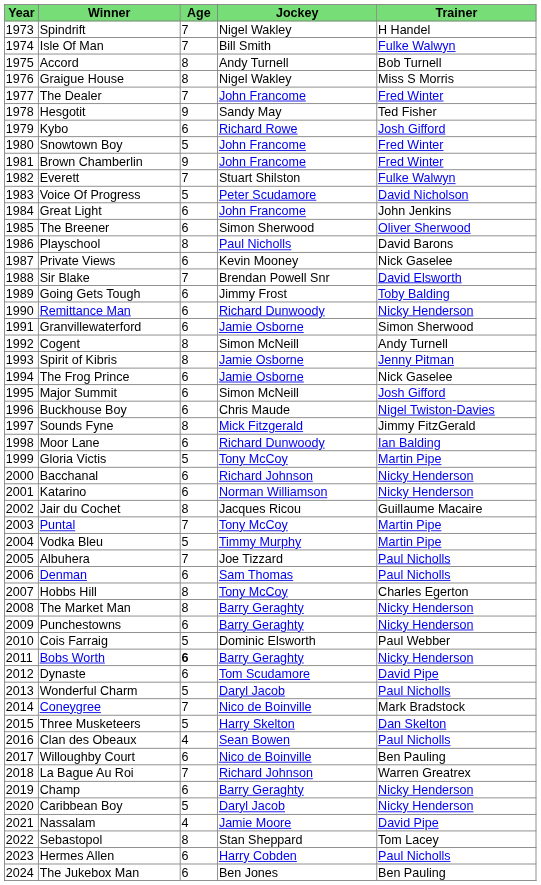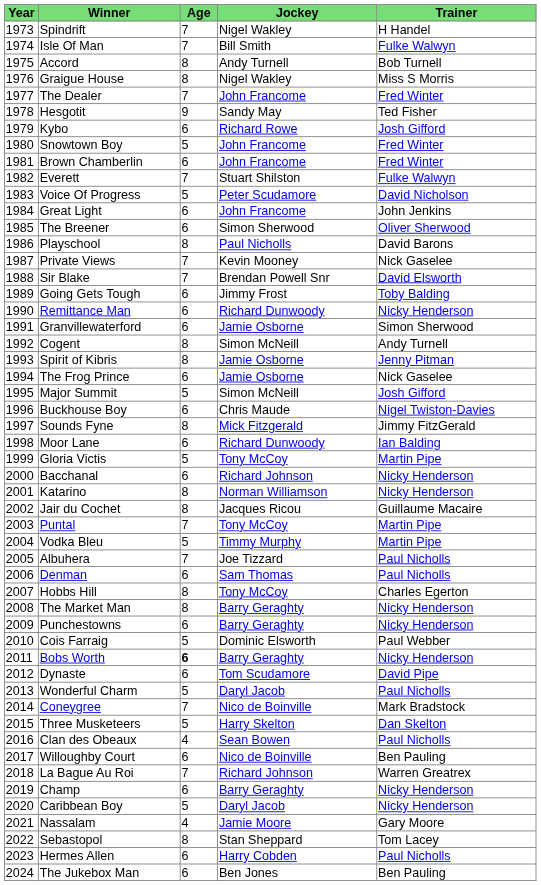(185, 161) 9 -> (185, 161) 6
(185, 261) 6 -> (185, 261) 7
(185, 393) 6 -> (185, 393) 5
(185, 492) 6 -> (185, 492) 8
(408, 823) David Pipe -> (411, 823) Gary Moore
